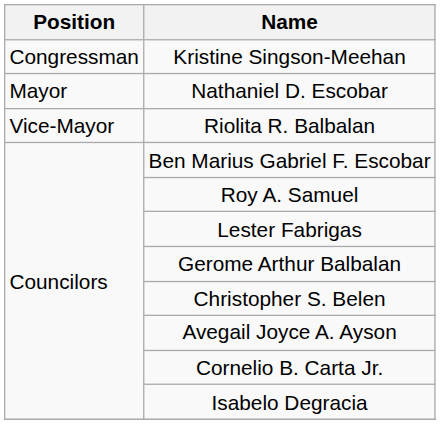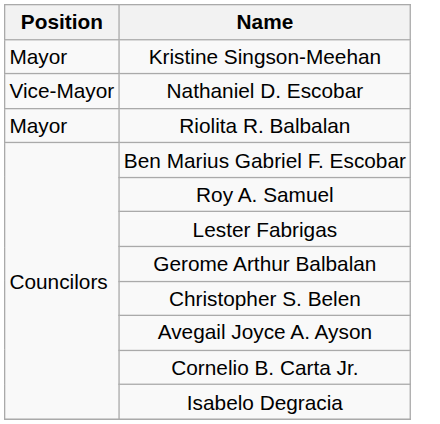(74, 56) Congressman -> (38, 56) Mayor
(38, 91) Mayor -> (62, 91) Vice-Mayor
(62, 125) Vice-Mayor -> (38, 125) Mayor
